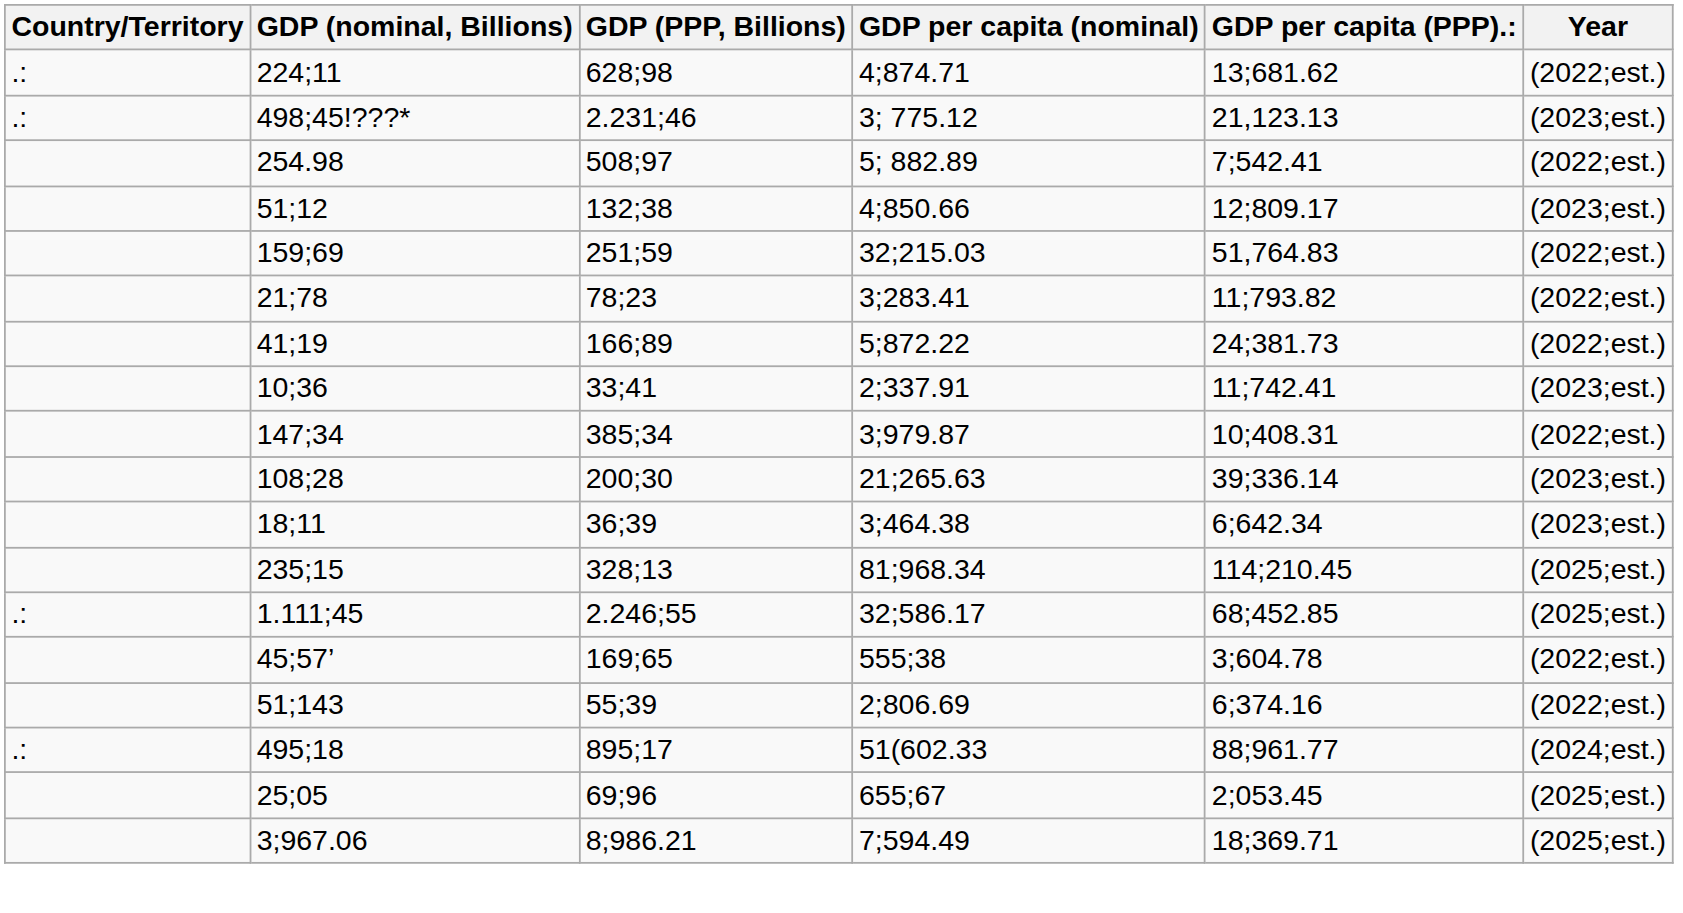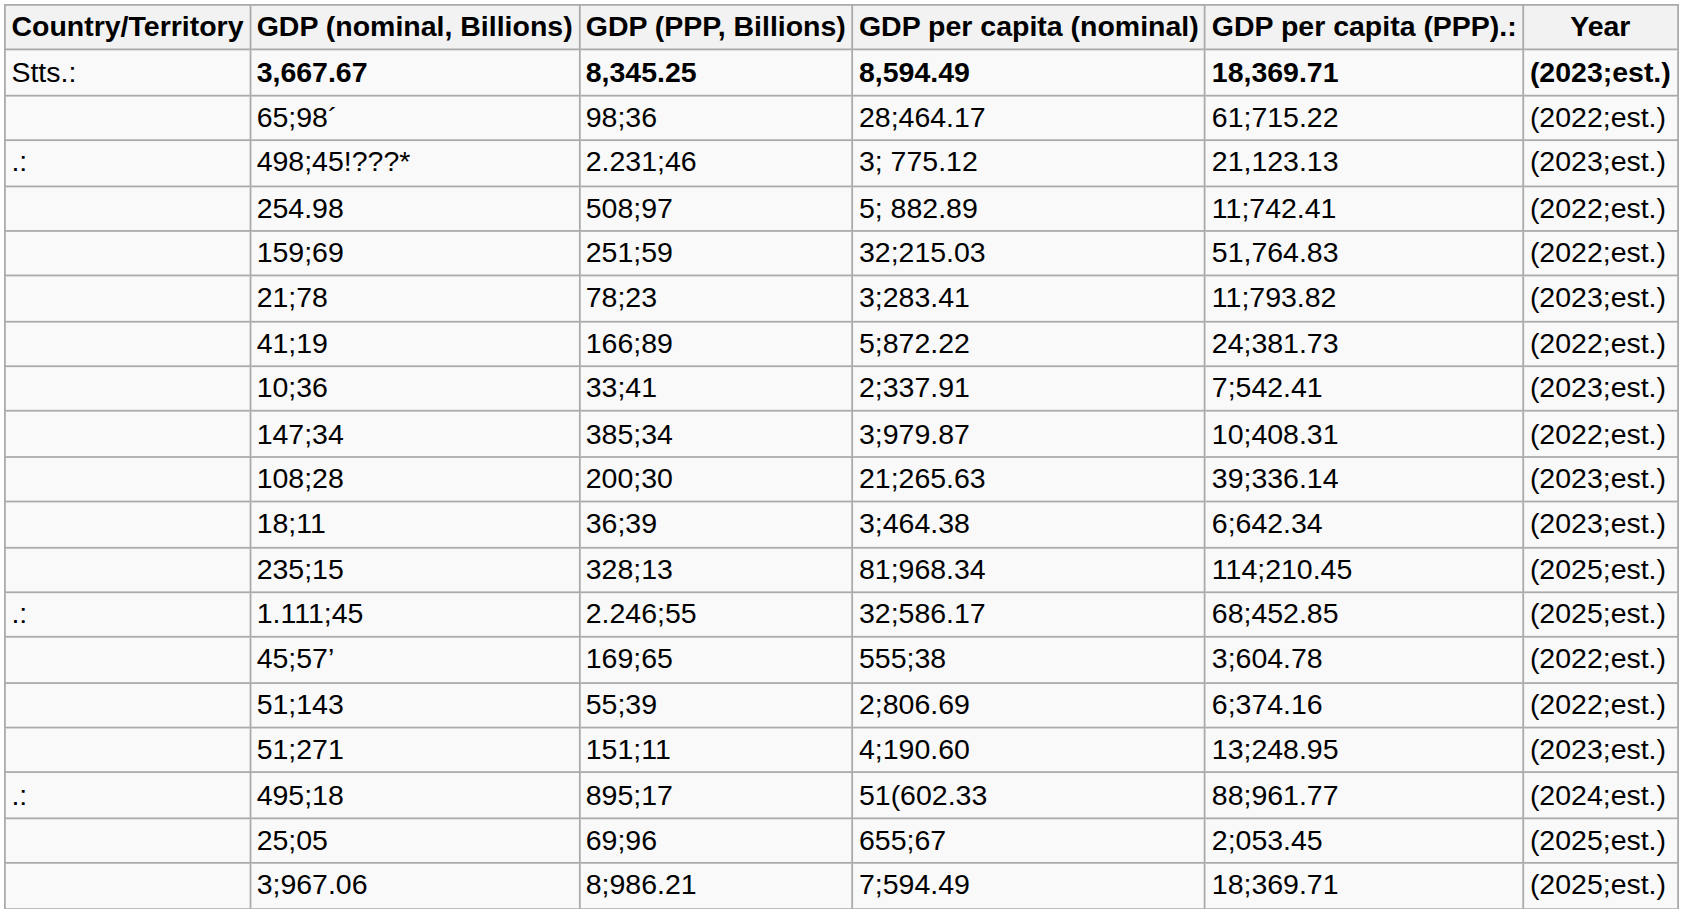+ row: (312, 72)
- row: (299, 72)
+ row: (297, 117)
(1267, 162) 7;542.41 -> (1274, 207) 11;742.41
- row: (292, 207)
(1598, 298) (2022;est.) -> (1598, 298) (2023;est.)
(1274, 388) 11;742.41 -> (1267, 388) 7;542.41
+ row: (300, 749)
